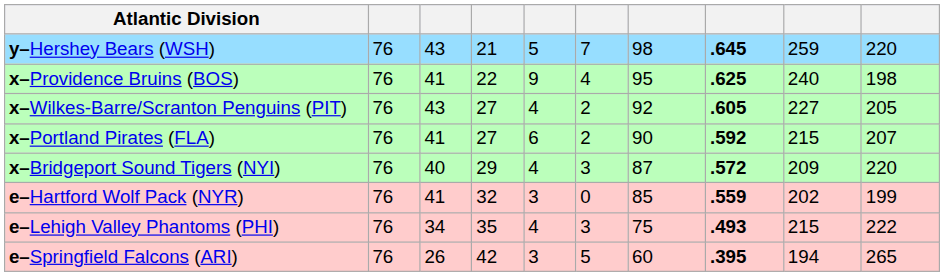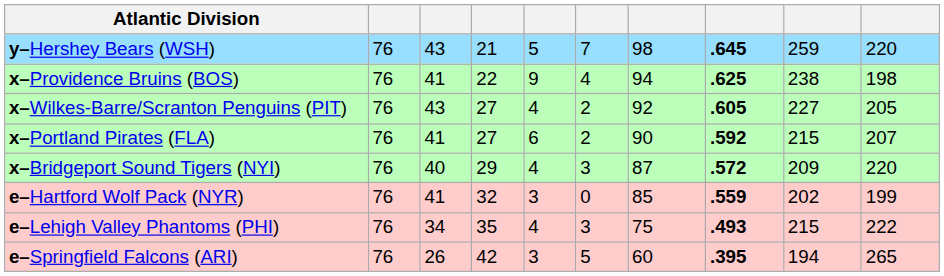(642, 78) 95 -> (642, 78) 94
(803, 78) 240 -> (803, 78) 238
